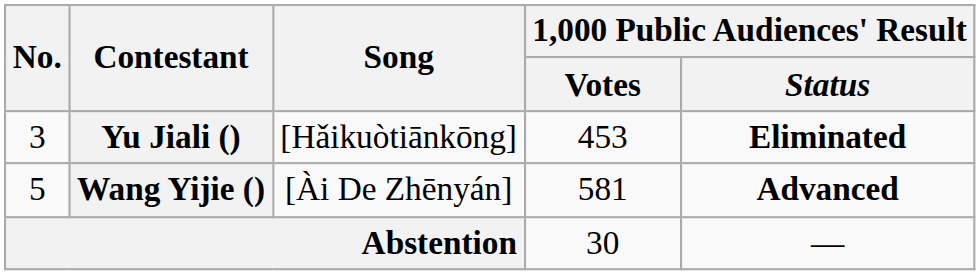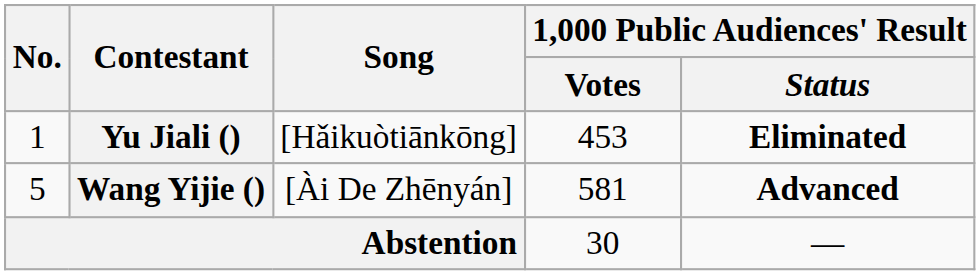(37, 136) 3 -> (37, 136) 1
